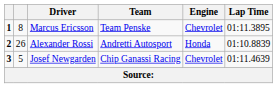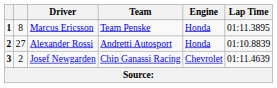(204, 27) Chevrolet -> (198, 27) Honda
(21, 43) 26 -> (21, 43) 27
(21, 59) 5 -> (21, 59) 2
